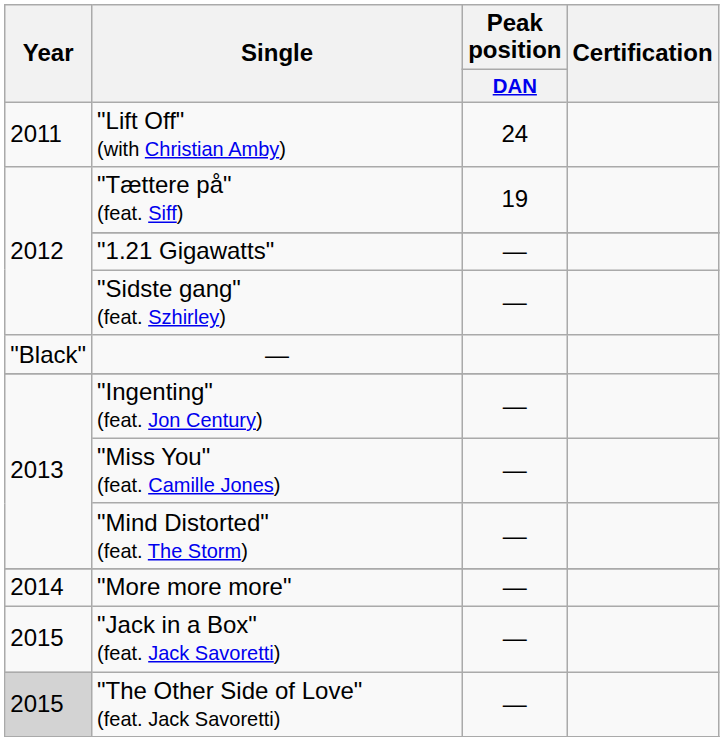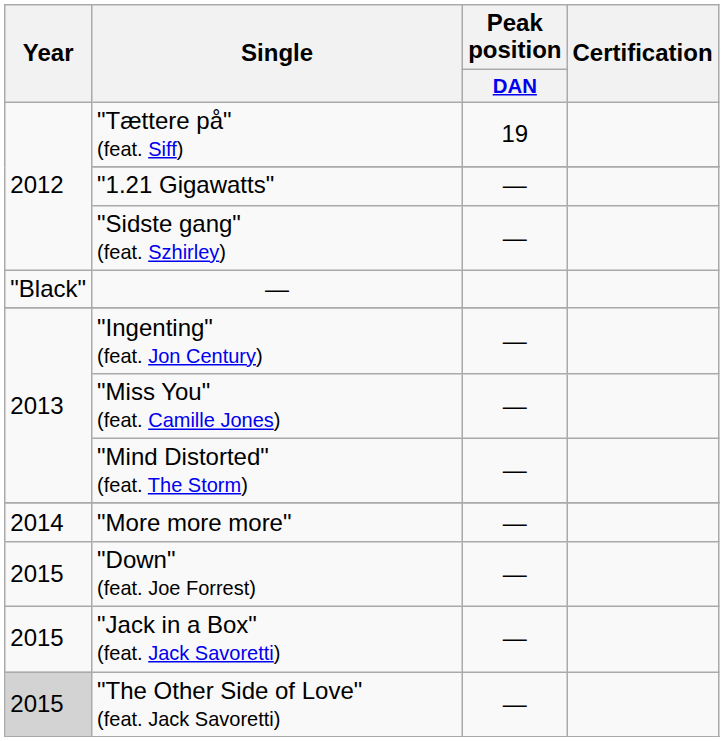- row: (192, 134)
+ row: (177, 573)
